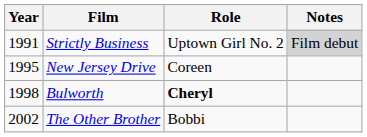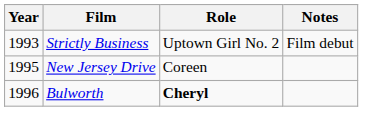(24, 43) 1991 -> (24, 43) 1993
(325, 43) lightgrey background -> (320, 43) no background
(24, 93) 1998 -> (24, 93) 1996
- row: (103, 119)
